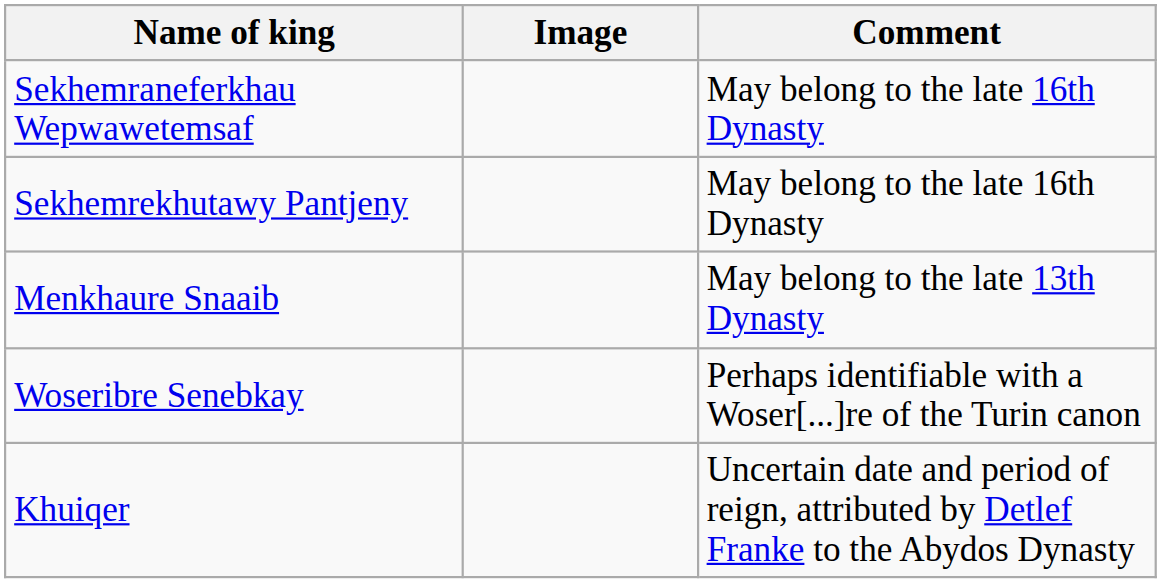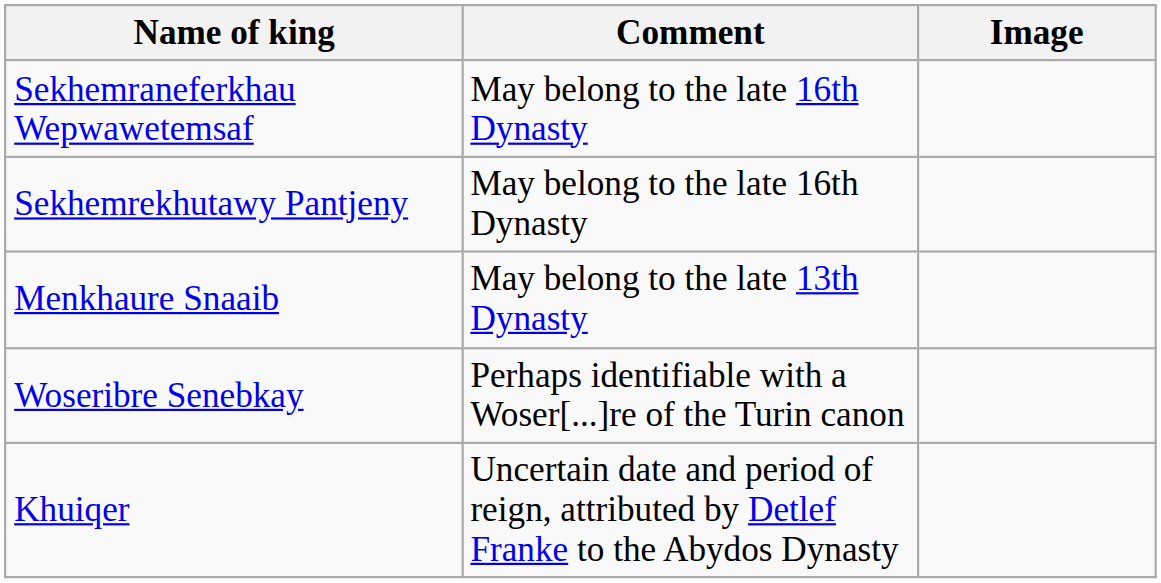columns swapped: (580, 32) <-> (927, 32)
